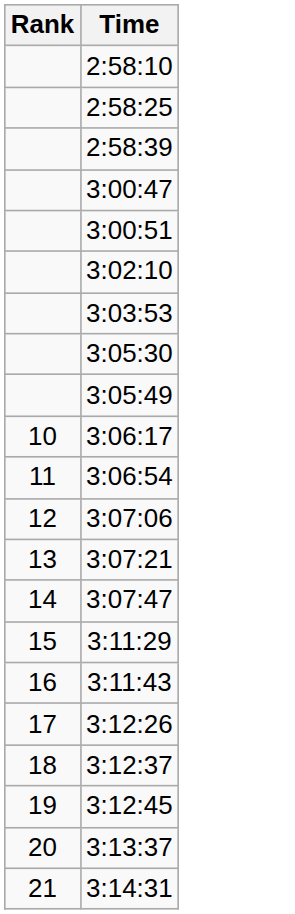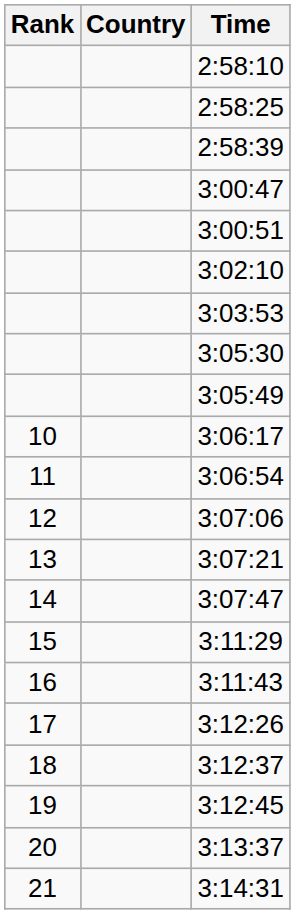+ column: (136, 25)
